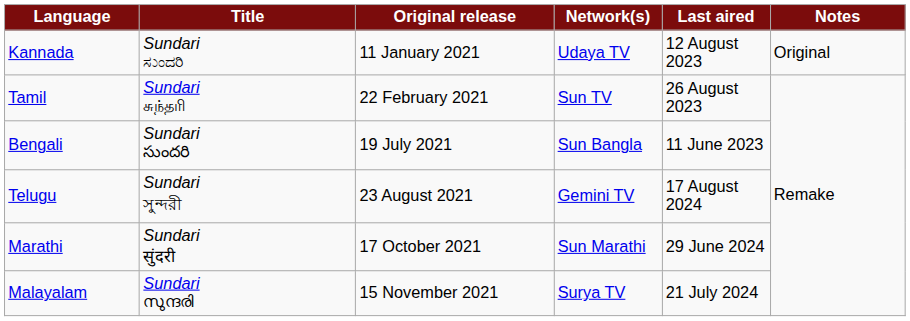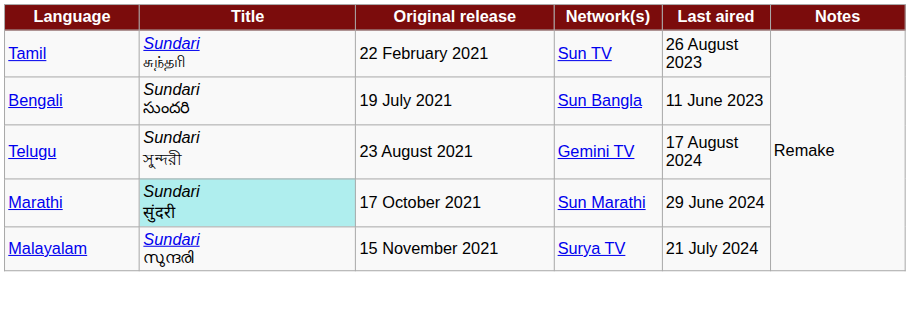- row: (41, 52)
(171, 246) no background -> (171, 202) paleturquoise background
